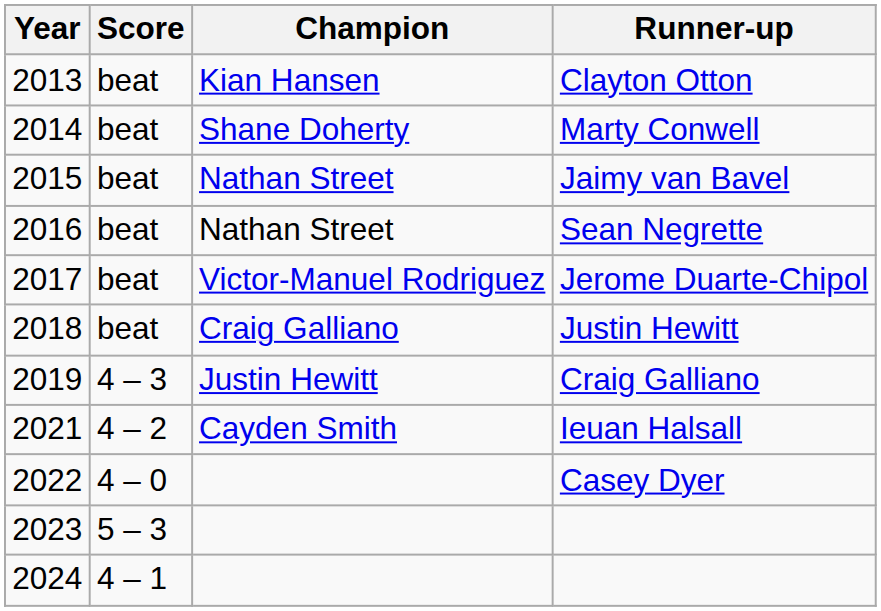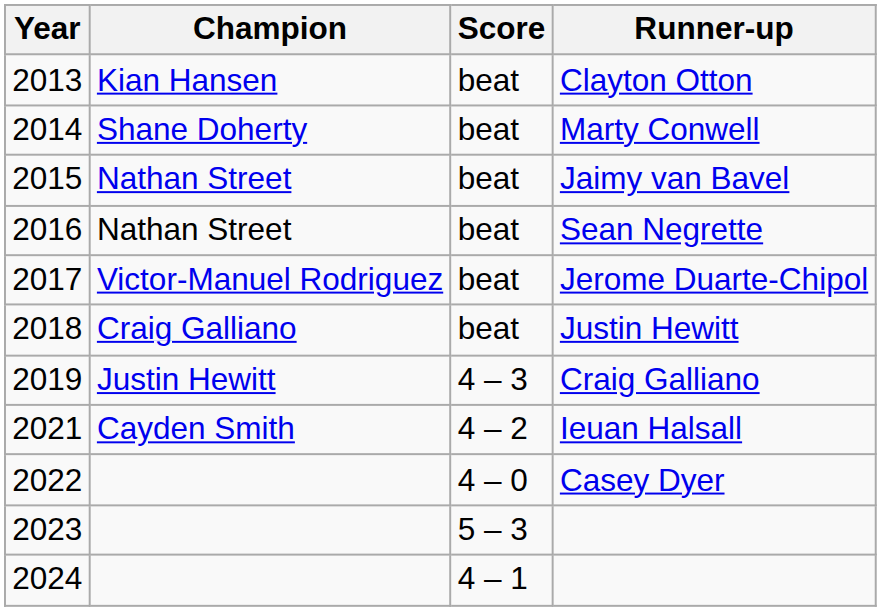columns swapped: (372, 29) <-> (141, 29)
